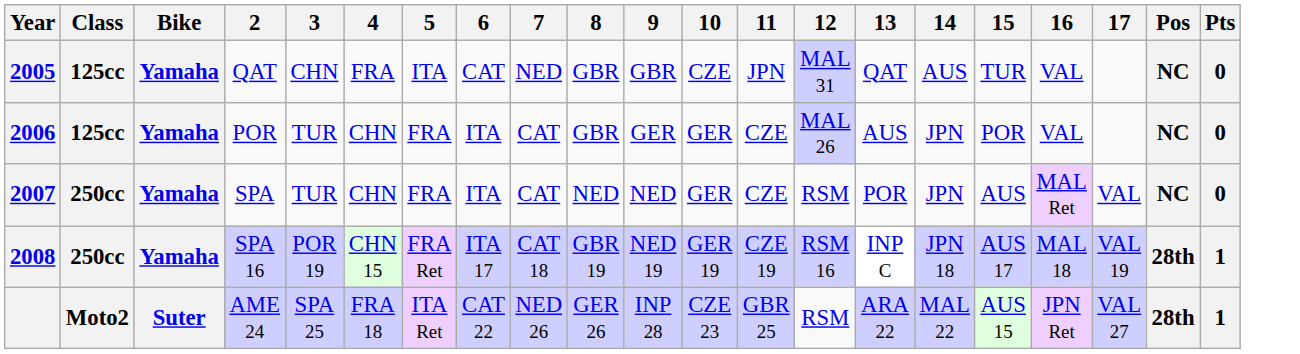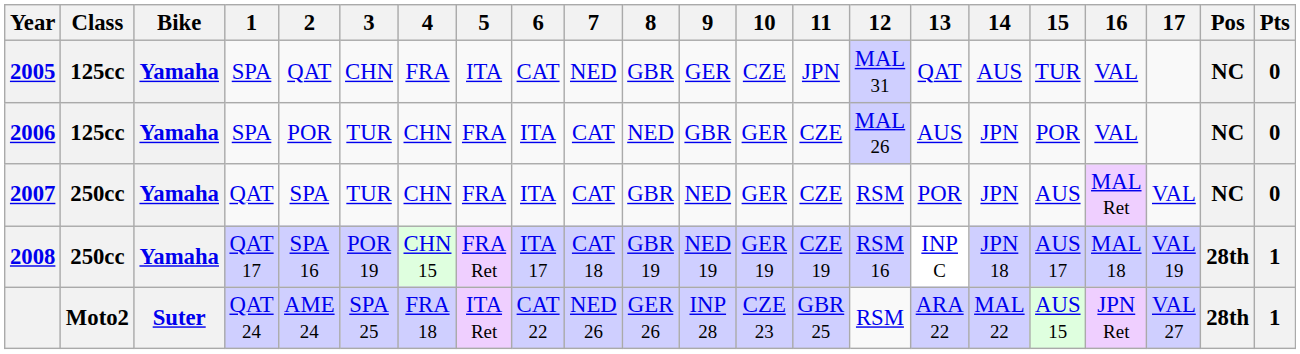+ column: (252, 22)
(653, 71) GBR -> (708, 71) GER
(596, 132) GBR -> (651, 132) NED
(653, 132) GER -> (708, 132) GBR
(596, 194) NED -> (651, 194) GBR
